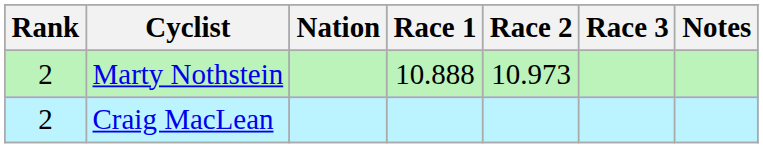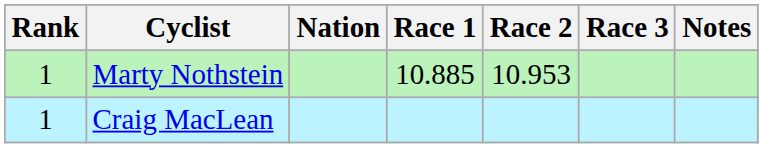(45, 73) 2 -> (45, 73) 1
(435, 73) 10.888 -> (435, 73) 10.885
(531, 73) 10.973 -> (531, 73) 10.953
(45, 119) 2 -> (45, 119) 1
